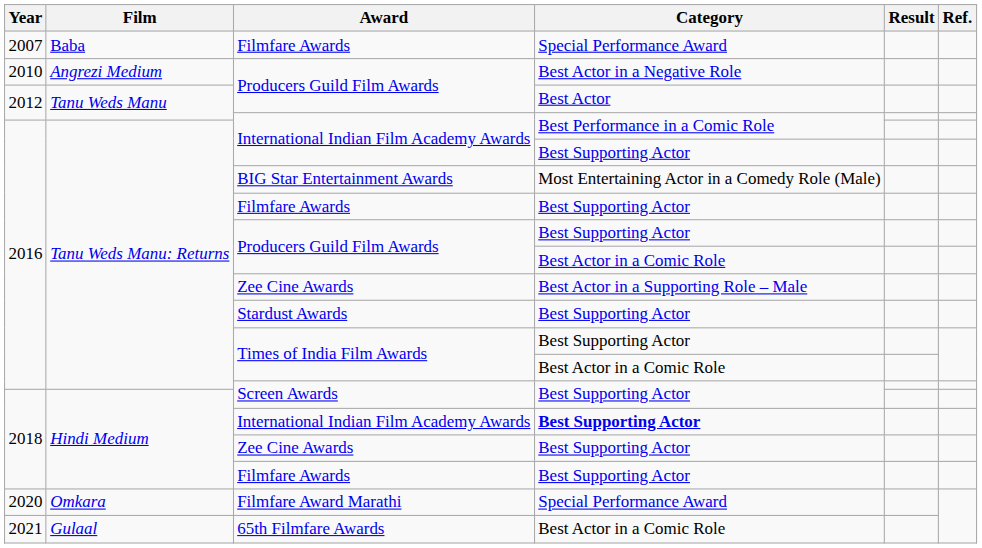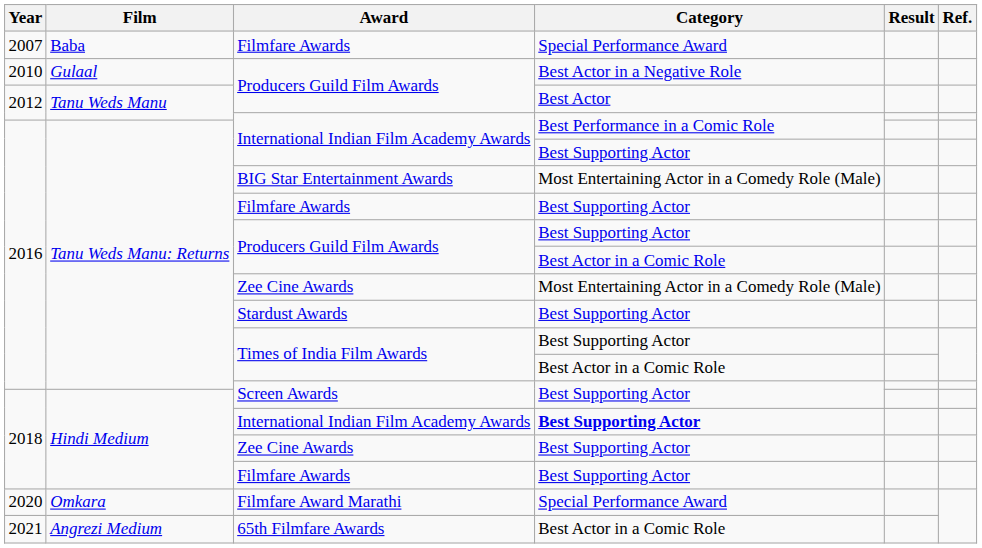(106, 71) Angrezi Medium -> (74, 71) Gulaal
(673, 286) Best Actor in a Supporting Role – Male -> (710, 286) Most Entertaining Actor in a Comedy Role (Male)
(74, 529) Gulaal -> (106, 529) Angrezi Medium
